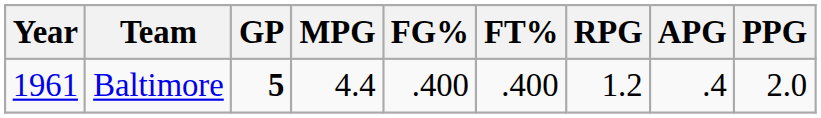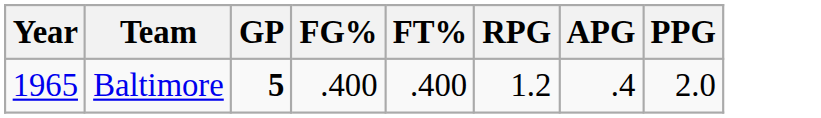- column: (338, 31)
(45, 85) 1961 -> (45, 85) 1965
